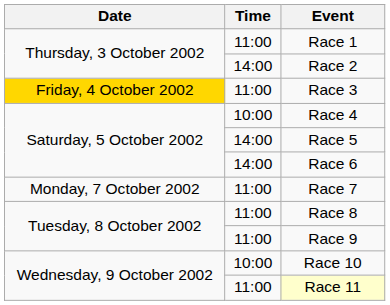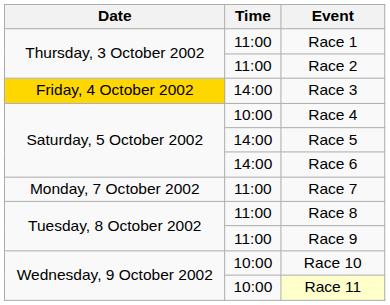(253, 66) 14:00 -> (253, 66) 11:00
(253, 90) 11:00 -> (253, 90) 14:00
(253, 287) 11:00 -> (253, 287) 10:00
